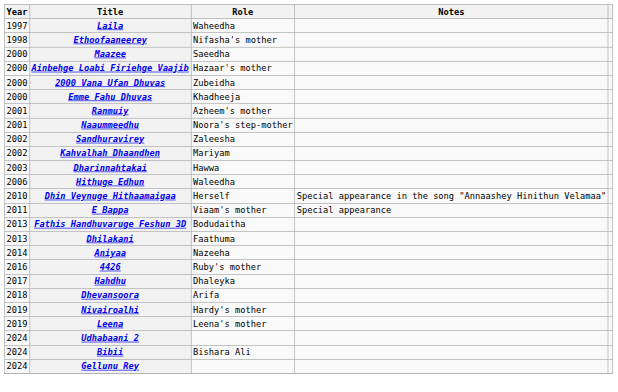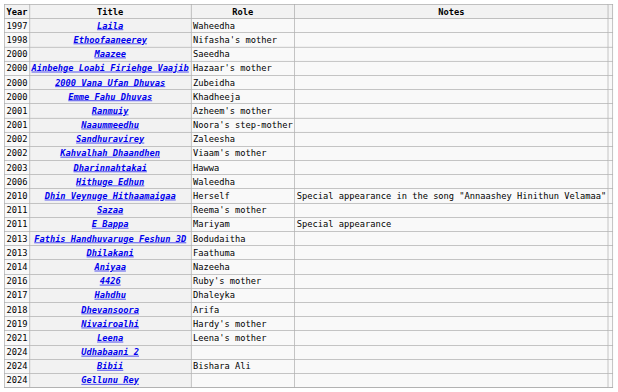(211, 153) Mariyam -> (230, 153) Viaam's mother
+ row: (110, 210)
(230, 210) Viaam's mother -> (211, 224) Mariyam
(17, 324) 2019 -> (17, 338) 2021
